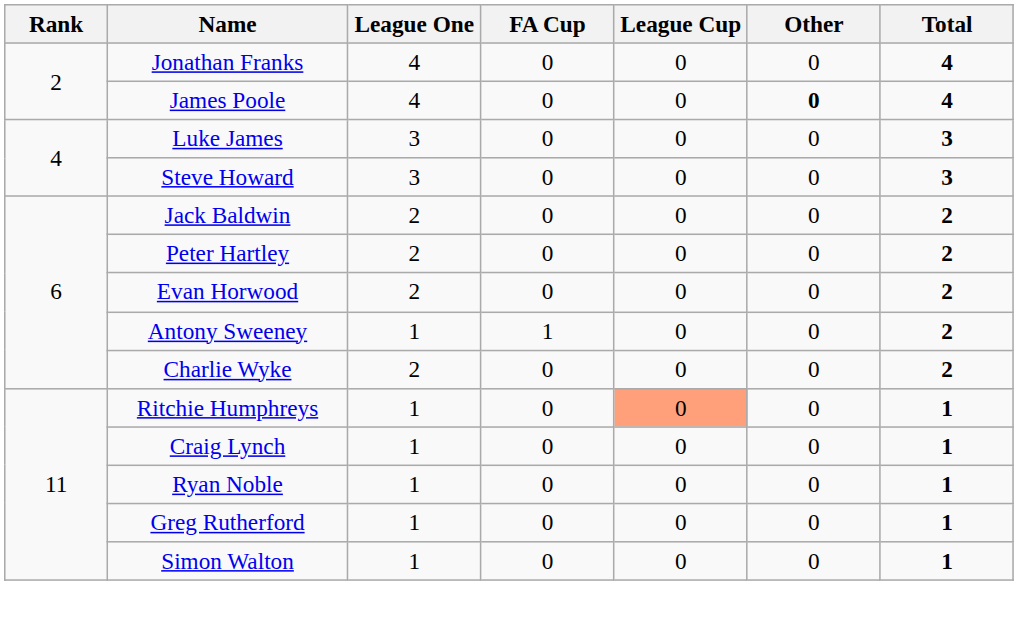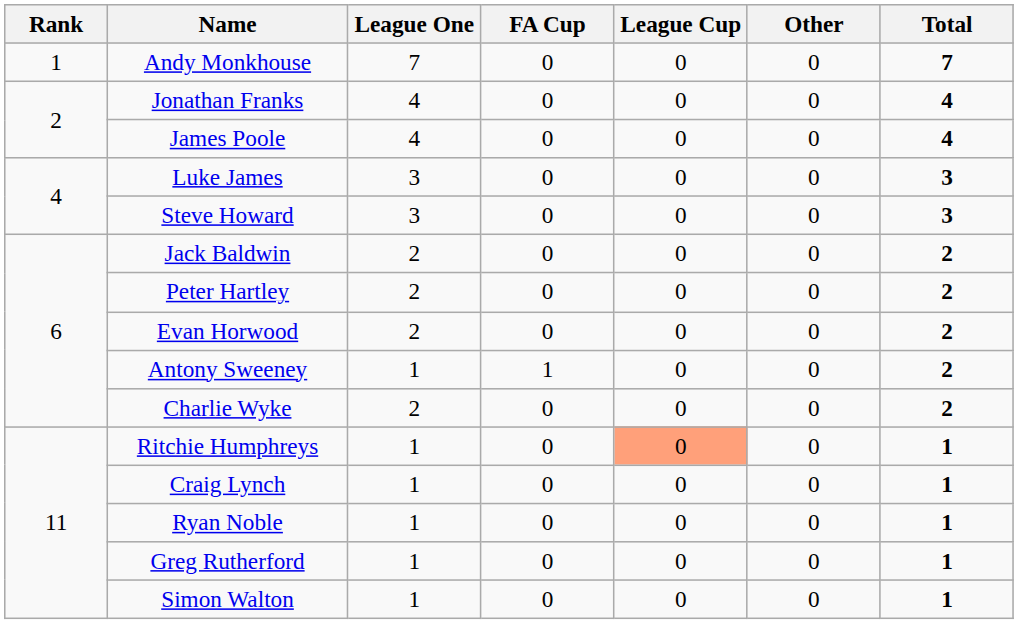+ row: (228, 62)
(814, 100) bold -> (814, 138) normal
